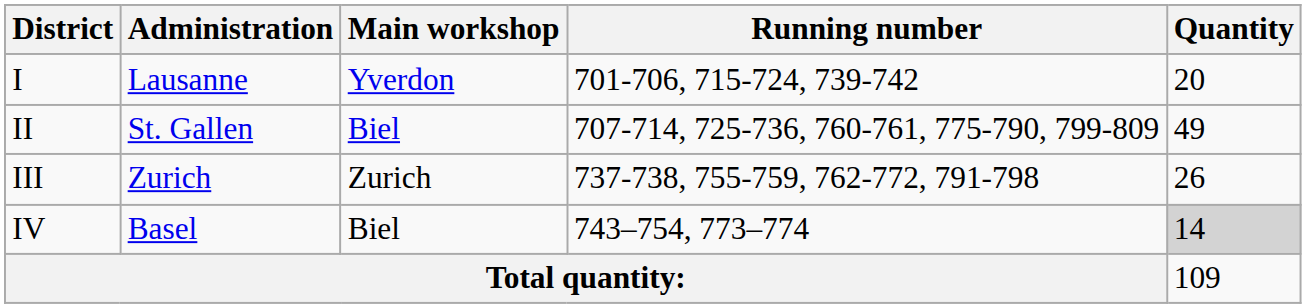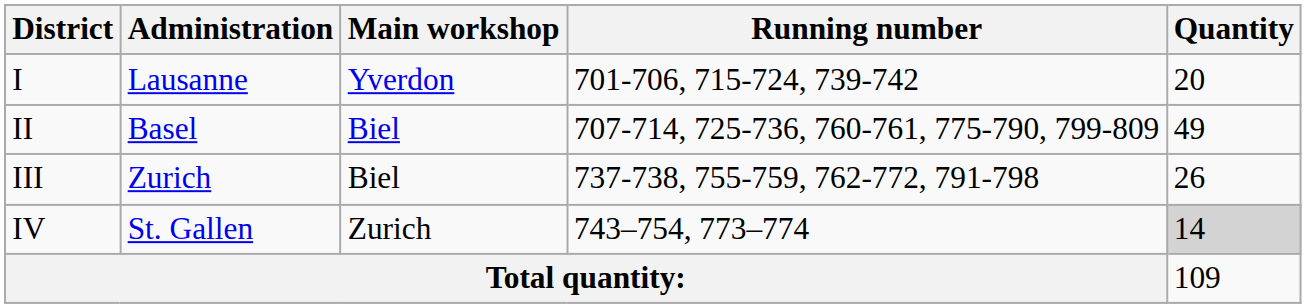(190, 128) St. Gallen -> (162, 128) Basel
(390, 178) Zurich -> (374, 178) Biel
(162, 228) Basel -> (190, 228) St. Gallen
(374, 228) Biel -> (390, 228) Zurich
